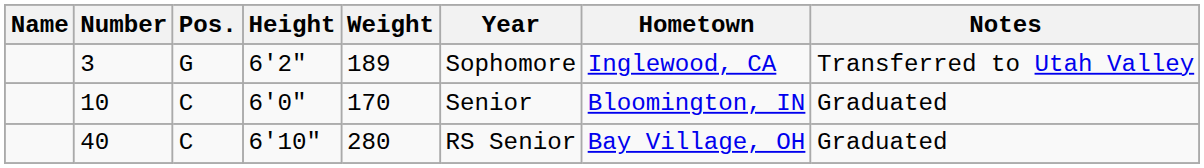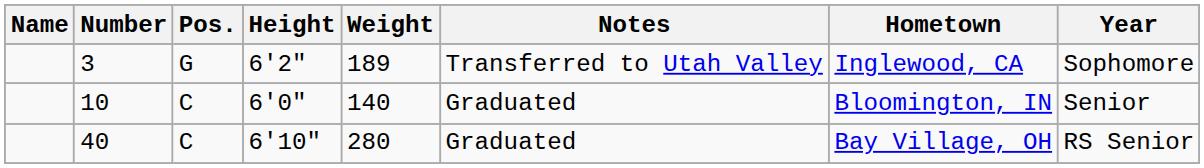columns swapped: (511, 25) <-> (1006, 25)
(369, 103) 170 -> (369, 103) 140
